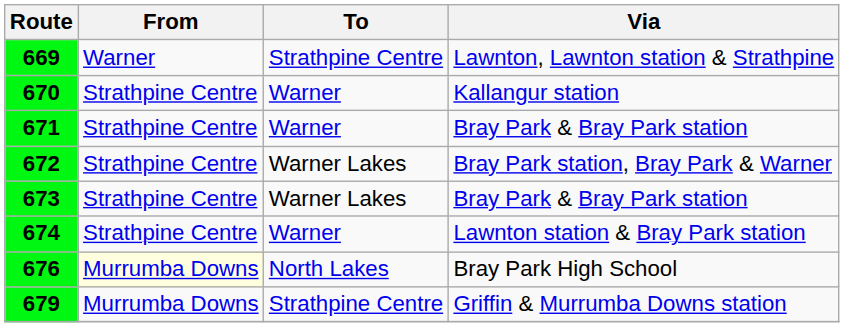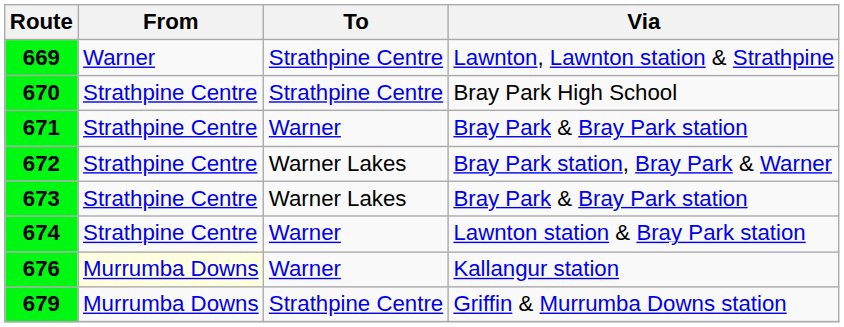(305, 92) Warner -> (356, 92) Strathpine Centre
(536, 92) Kallangur station -> (565, 92) Bray Park High School
(329, 269) North Lakes -> (305, 269) Warner
(565, 269) Bray Park High School -> (536, 269) Kallangur station
